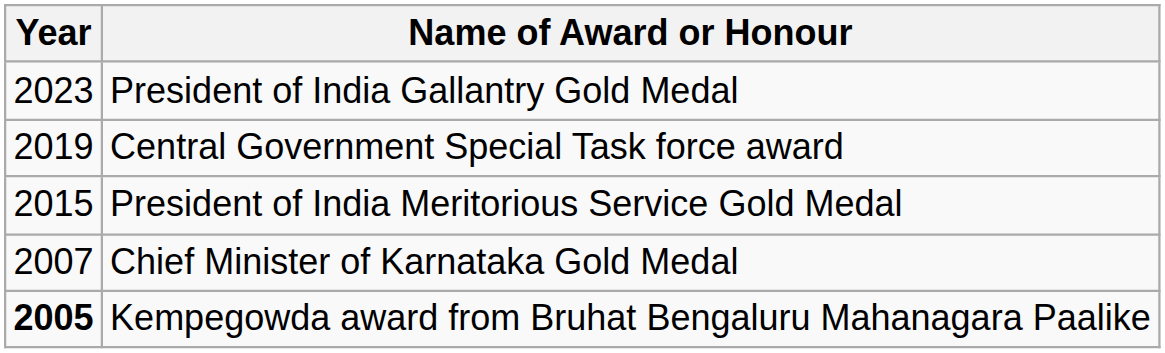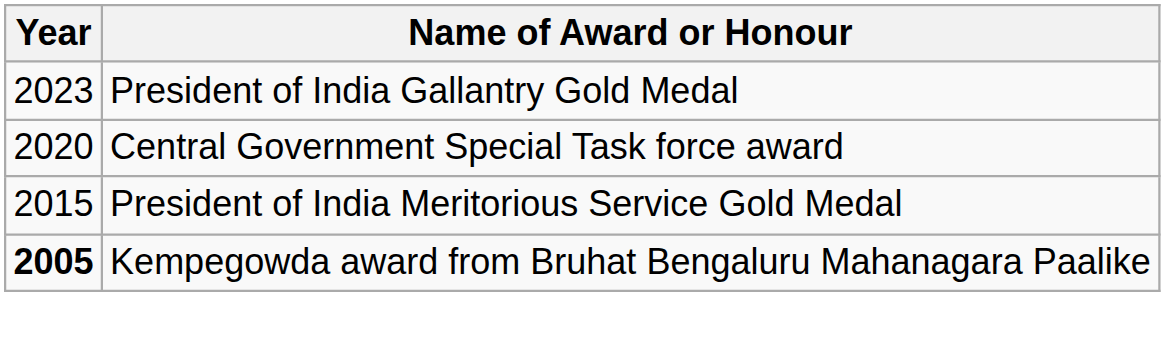(53, 147) 2019 -> (53, 147) 2020
- row: (424, 261)
